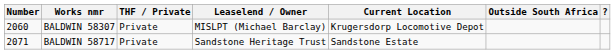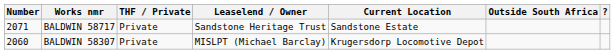rows swapped: (79, 27) <-> (79, 41)
